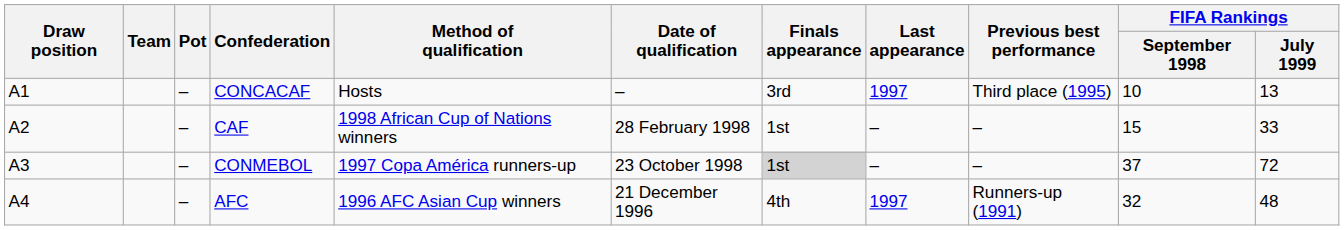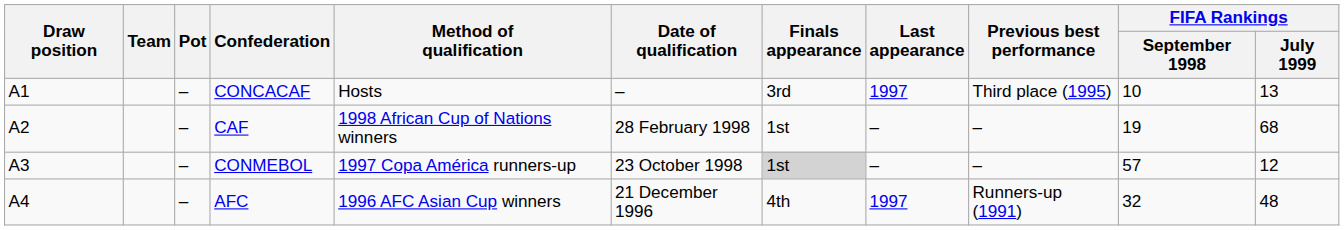(1132, 128) 15 -> (1132, 128) 19
(1269, 128) 33 -> (1269, 128) 68
(1132, 165) 37 -> (1132, 165) 57
(1269, 165) 72 -> (1269, 165) 12
